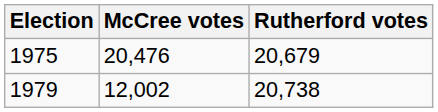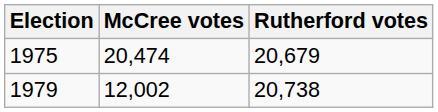(137, 55) 20,476 -> (137, 55) 20,474
